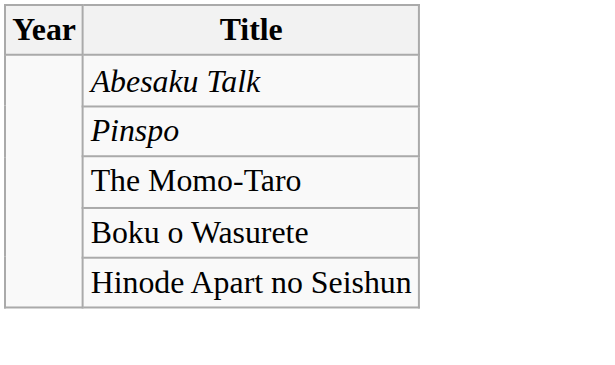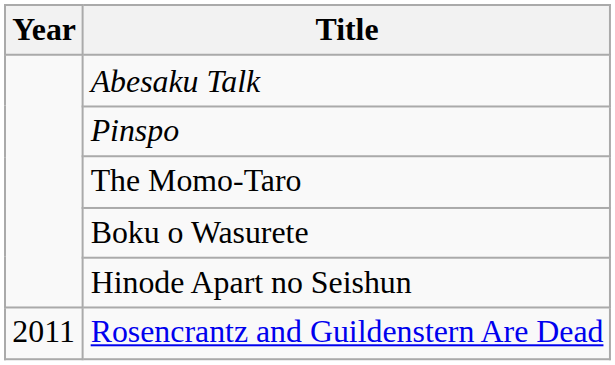+ row: (347, 332)
